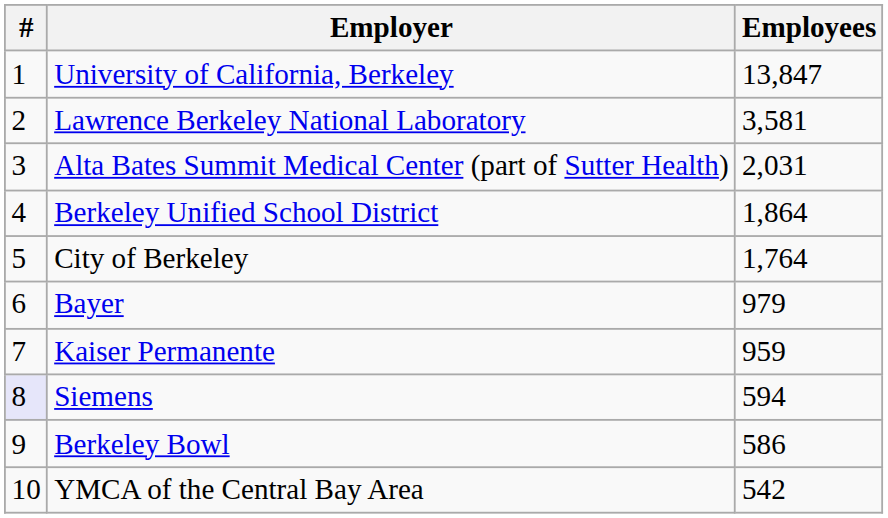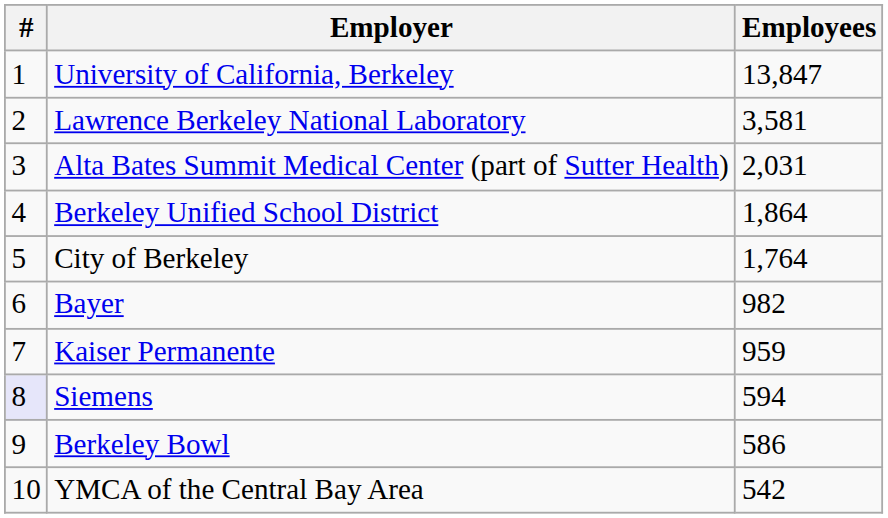(764, 304) 979 -> (764, 304) 982
